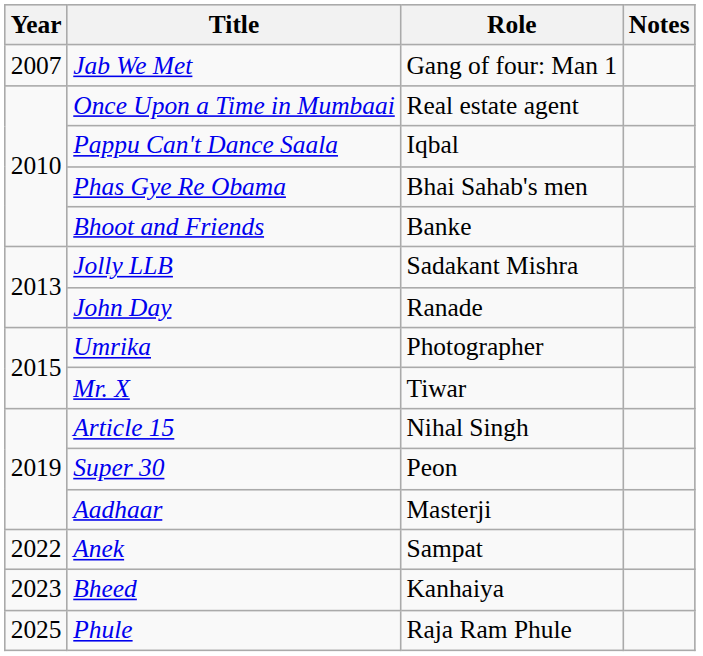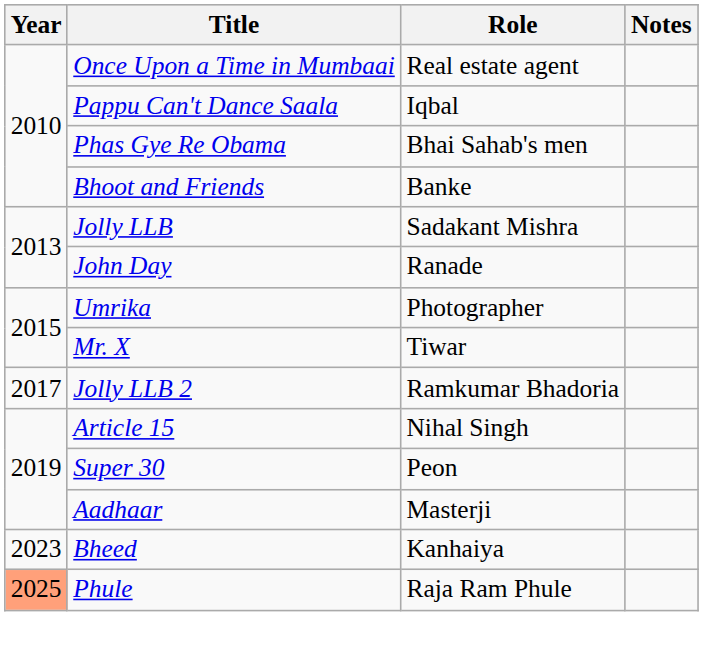- row: (133, 65)
+ row: (133, 387)
- row: (99, 549)
(36, 629) no background -> (36, 589) lightsalmon background
